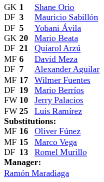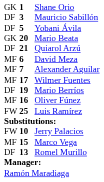(10, 69) DF -> (10, 69) MF
rows swapped: (59, 100) <-> (58, 131)
